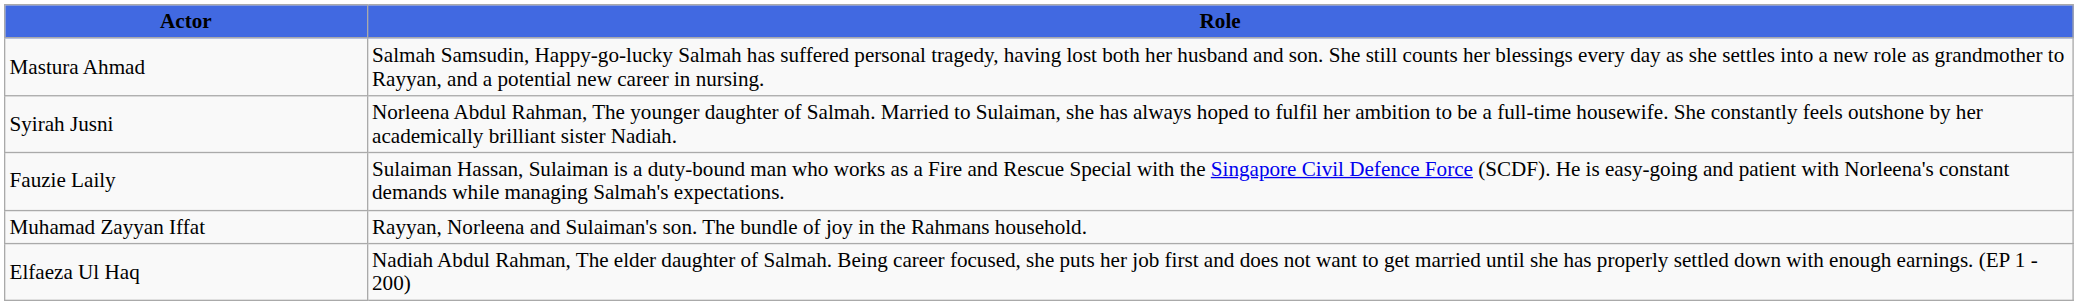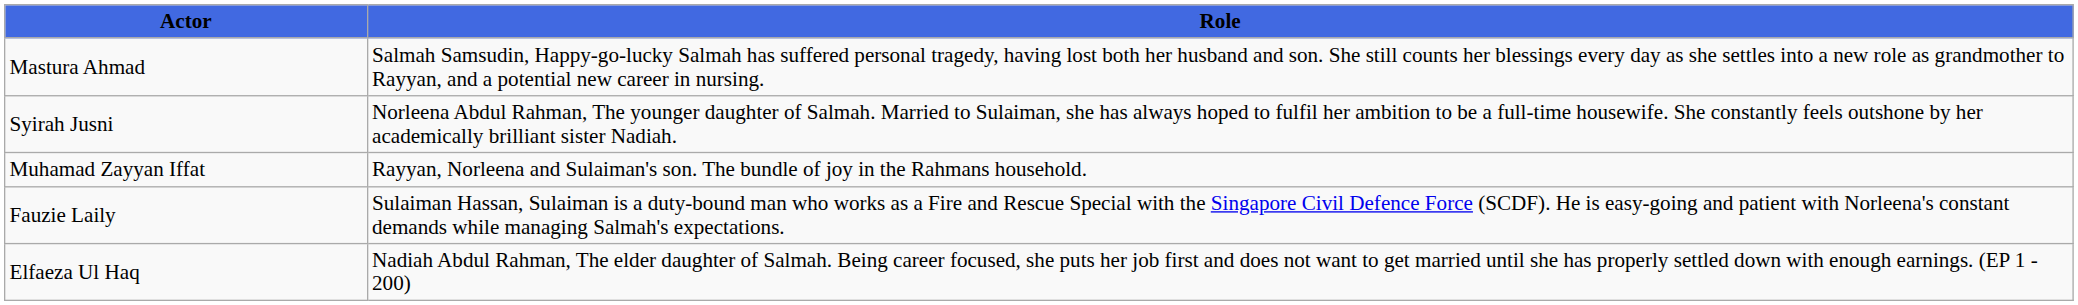rows swapped: (63, 181) <-> (107, 226)
